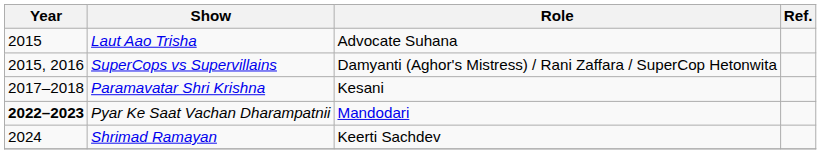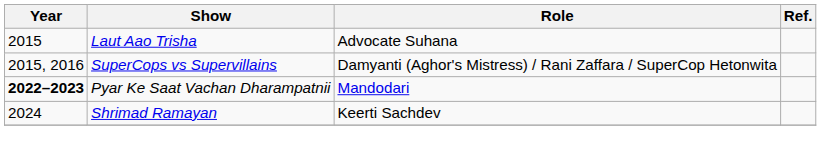- row: (178, 88)
